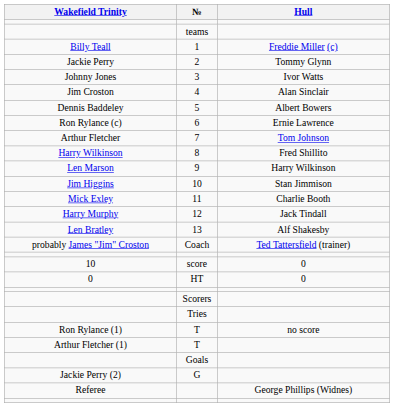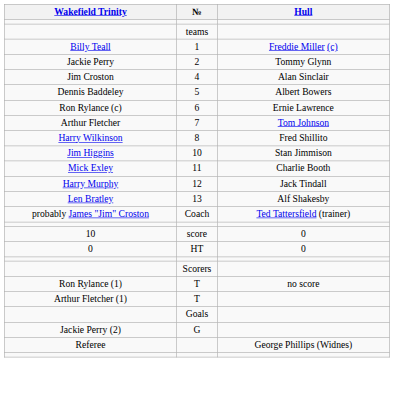- row: (91, 77)
- row: (91, 168)
- row: (91, 314)
